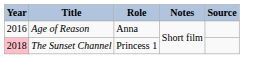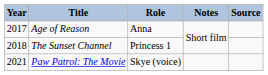(17, 29) 2016 -> (17, 29) 2017
(17, 46) pink background -> (17, 46) no background
+ row: (78, 62)
